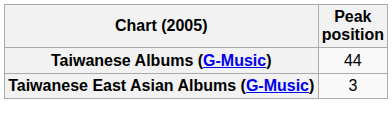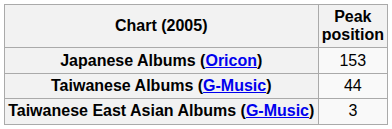+ row: (161, 60)
